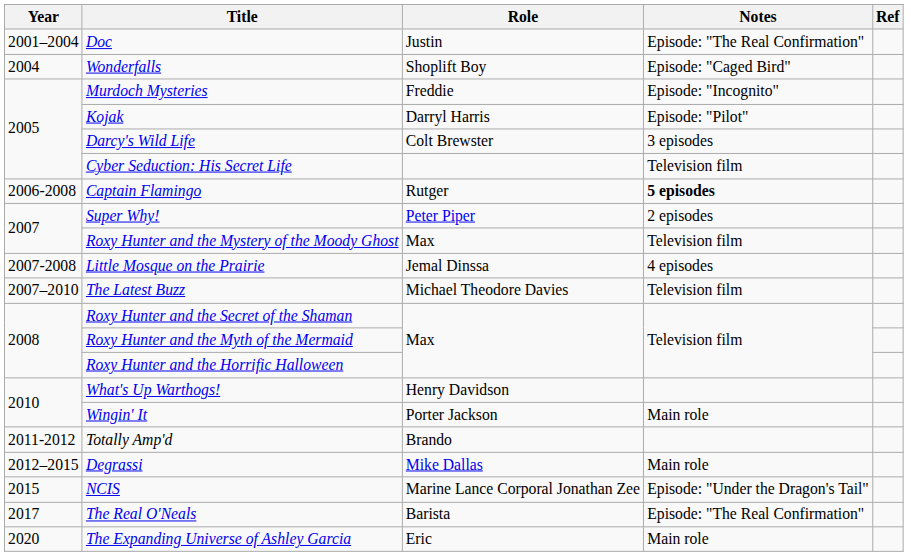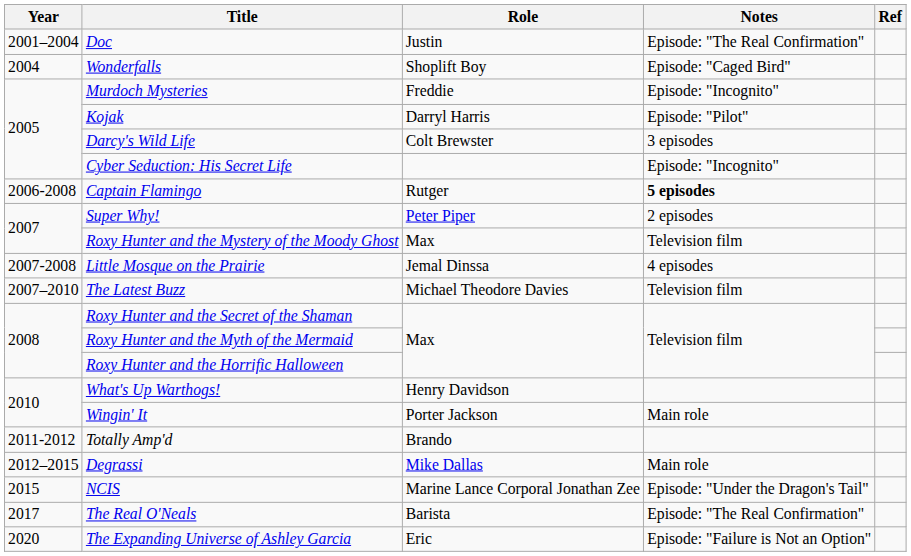(695, 166) Television film -> (713, 166) Episode: "Incognito"
(678, 539) Main role -> (759, 539) Episode: "Failure is Not an Option"
